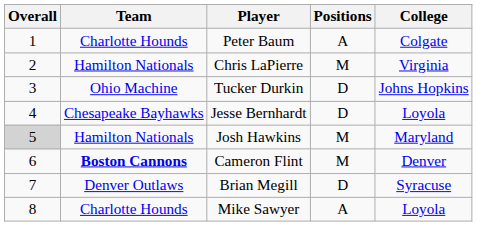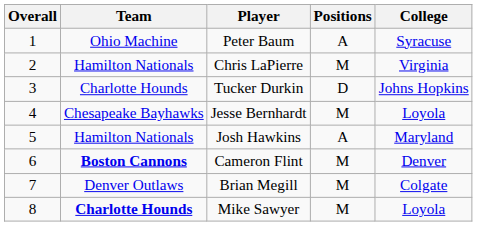(134, 40) Charlotte Hounds -> (134, 40) Ohio Machine
(424, 40) Colgate -> (424, 40) Syracuse
(134, 88) Ohio Machine -> (134, 88) Charlotte Hounds
(343, 112) D -> (343, 112) M
(32, 137) lightgrey background -> (32, 137) no background
(343, 137) M -> (343, 137) A
(343, 185) D -> (343, 185) M
(424, 185) Syracuse -> (424, 185) Colgate
(134, 209) normal -> (134, 209) bold
(343, 209) A -> (343, 209) M
